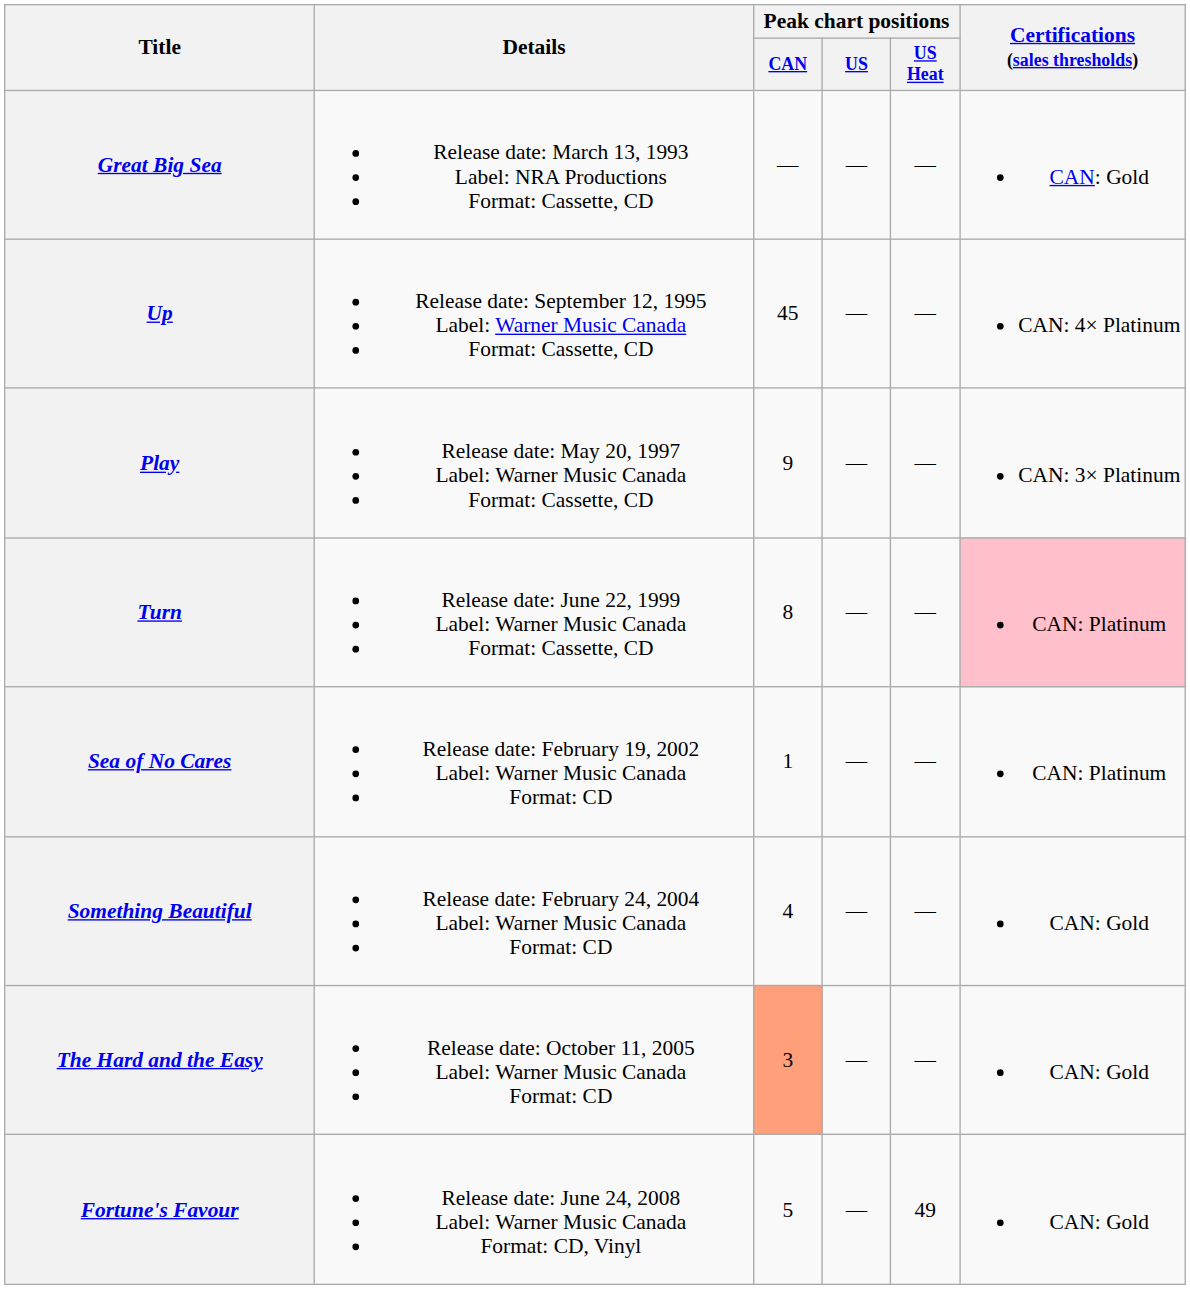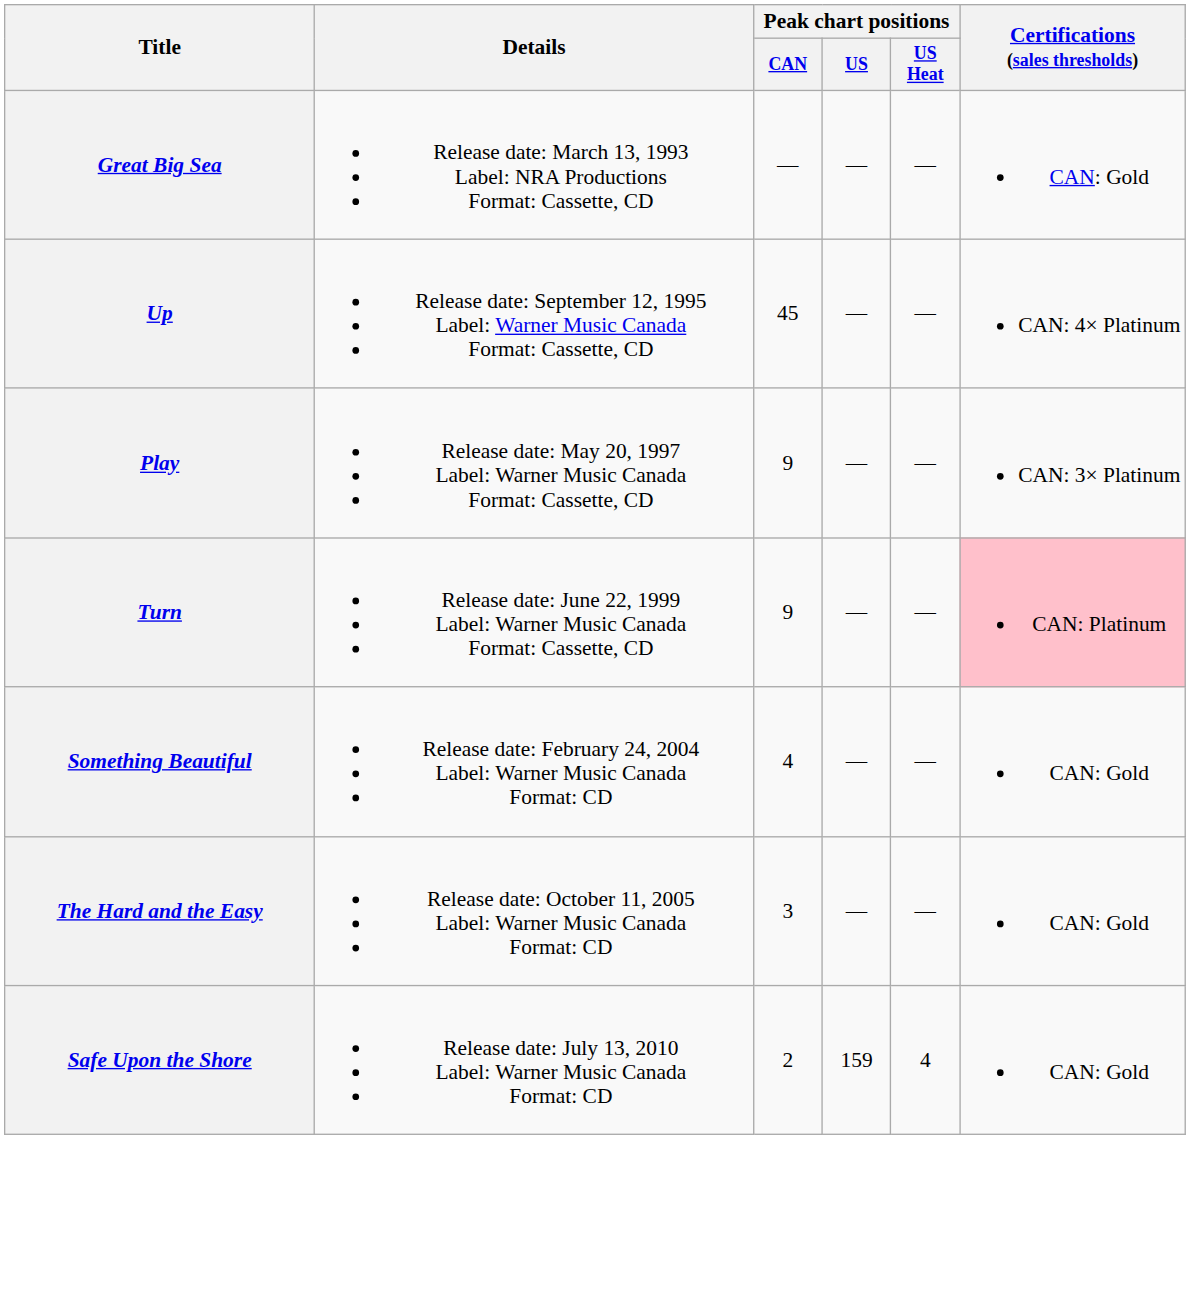(788, 612) 8 -> (788, 612) 9
- row: (160, 761)
(788, 1059) lightsalmon background -> (788, 910) no background
- row: (160, 1209)
+ row: (160, 1059)
